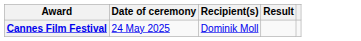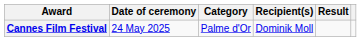+ column: (226, 12)
